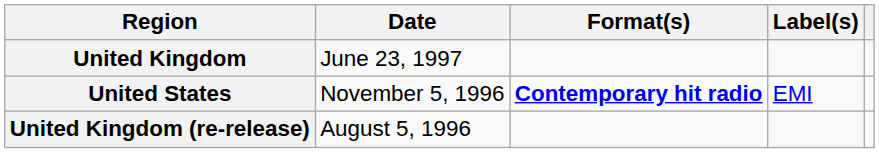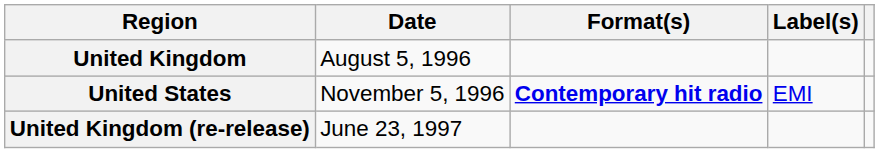(391, 57) June 23, 1997 -> (396, 57) August 5, 1996
(396, 128) August 5, 1996 -> (391, 128) June 23, 1997
